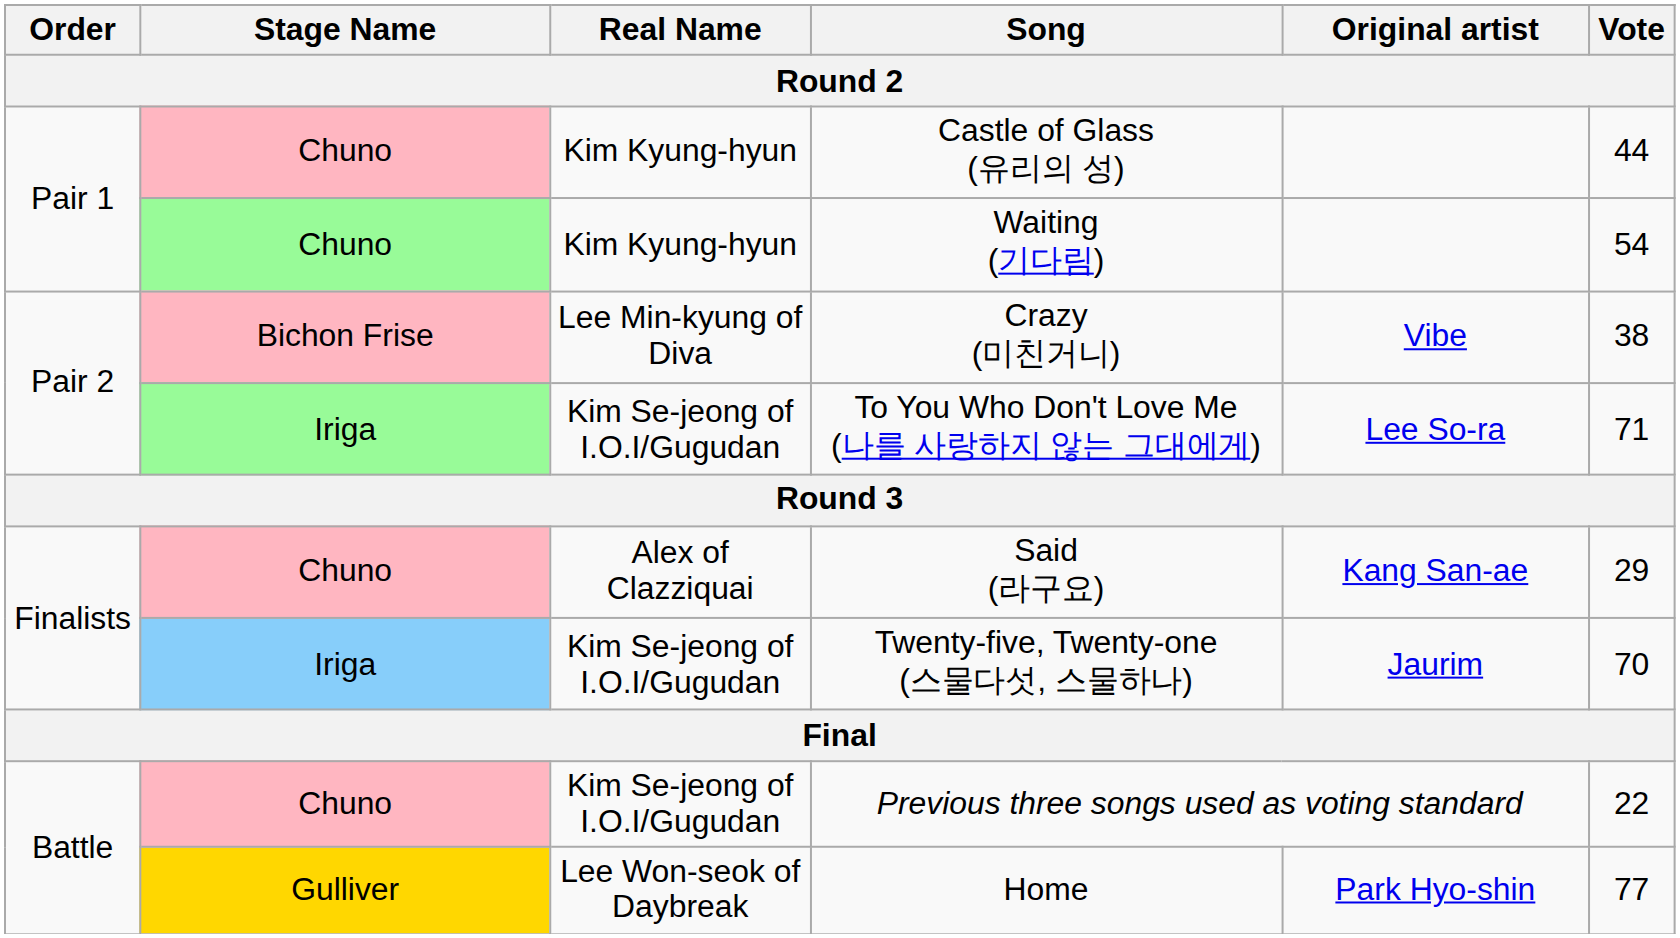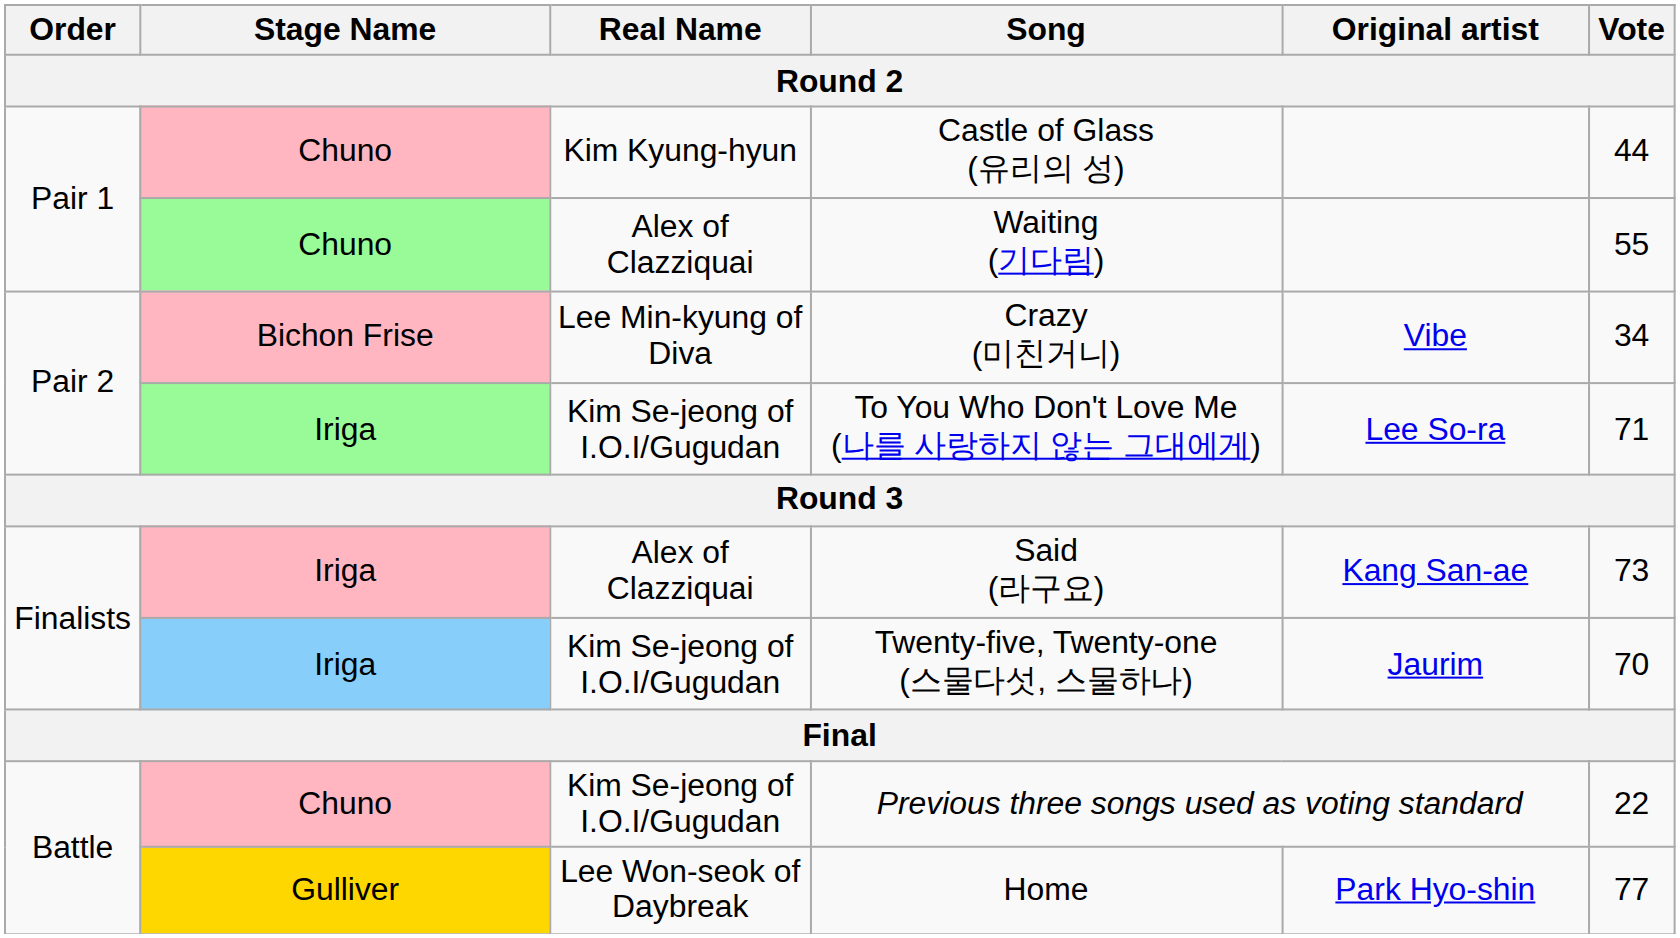(680, 243) Kim Kyung-hyun -> (680, 243) Alex of Clazziquai
(1632, 243) 54 -> (1632, 243) 55
(1632, 336) 38 -> (1632, 336) 34
(345, 571) Chuno -> (345, 571) Iriga
(1632, 571) 29 -> (1632, 571) 73
